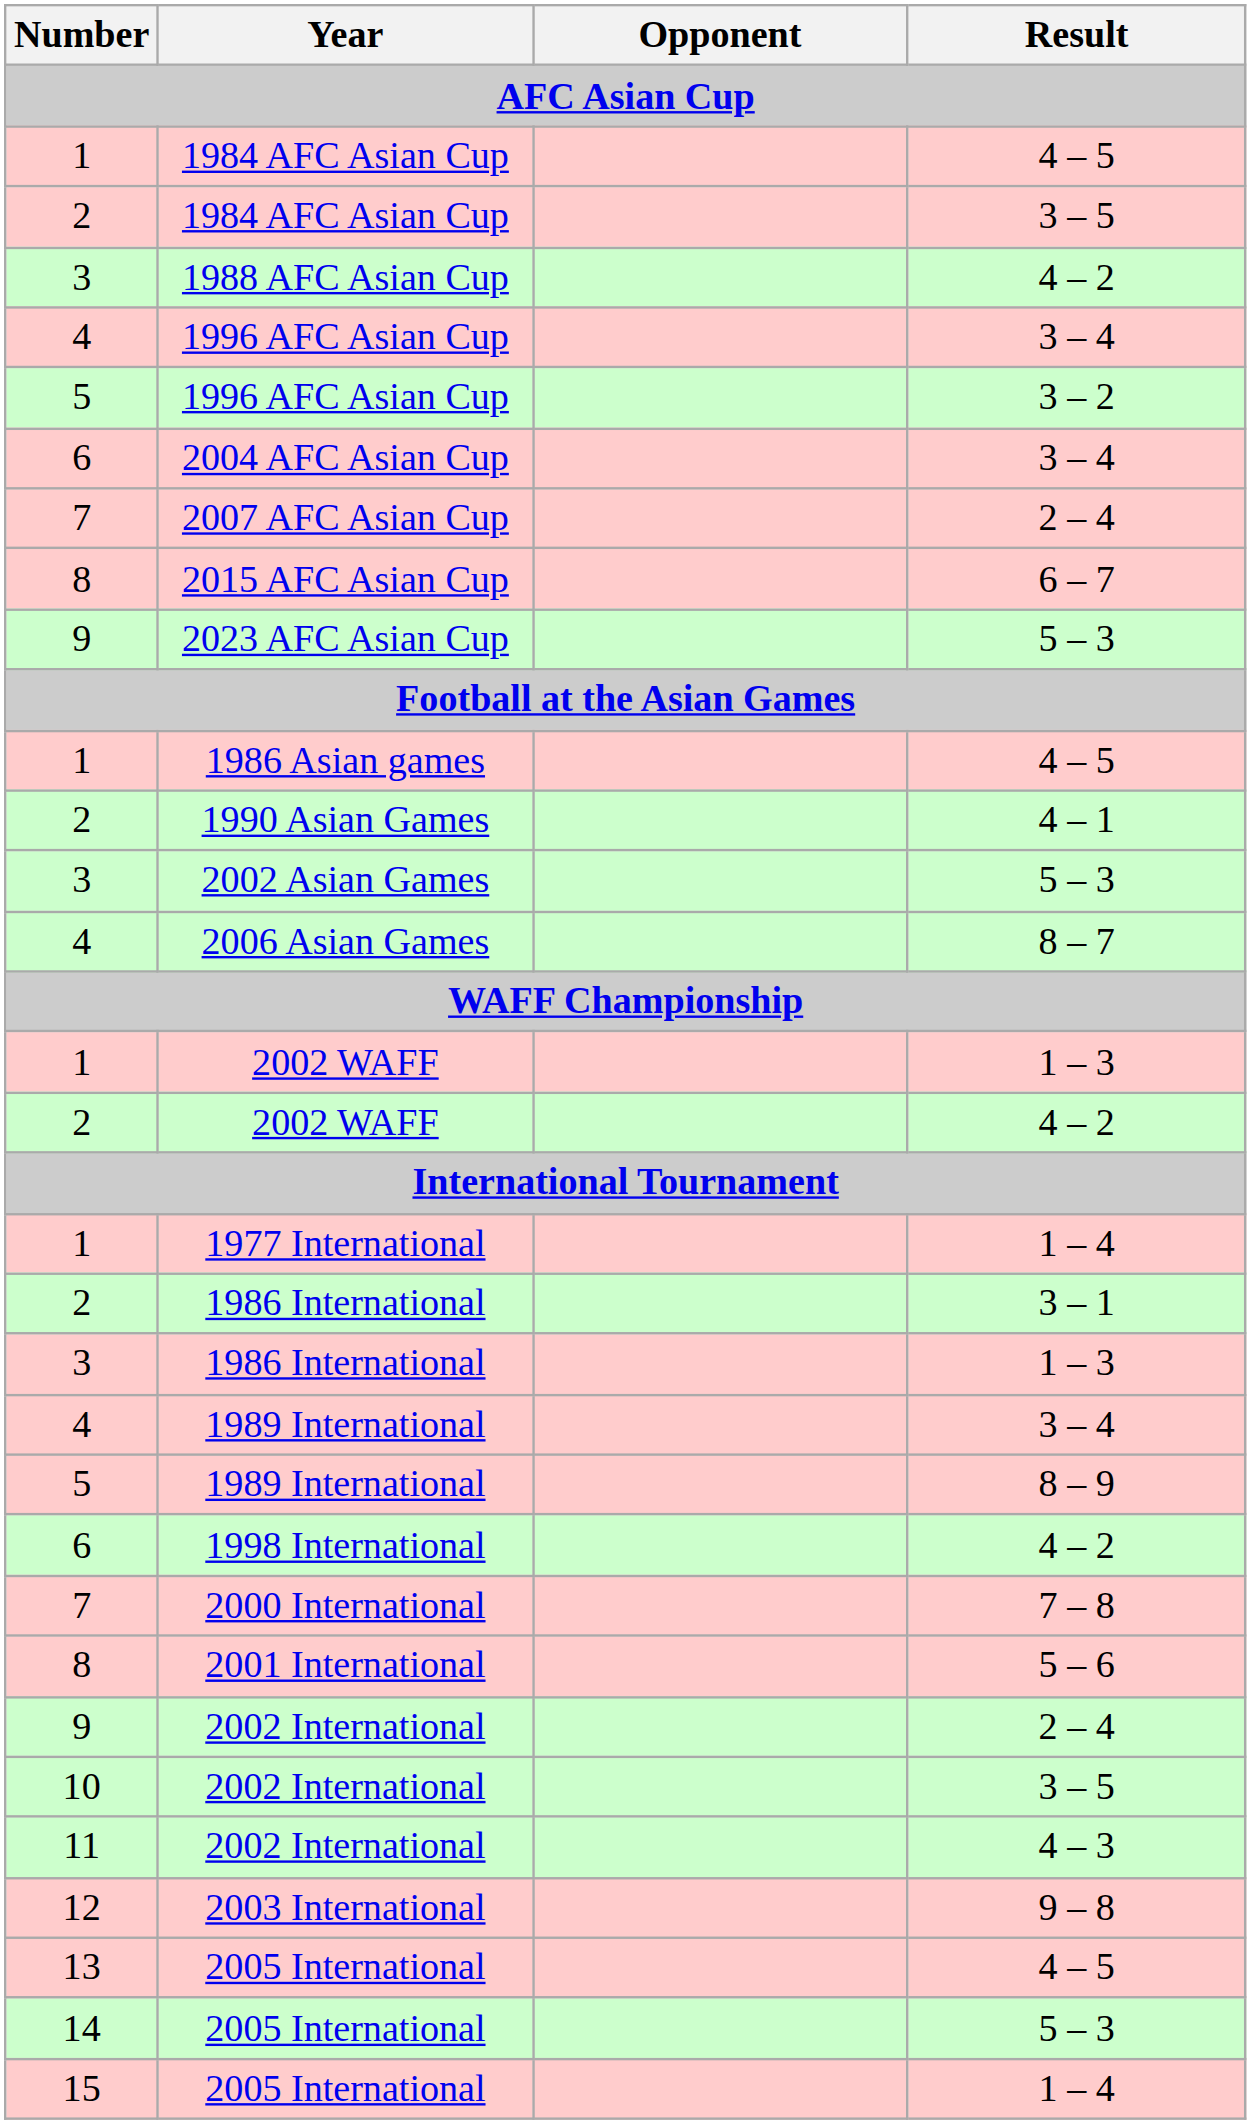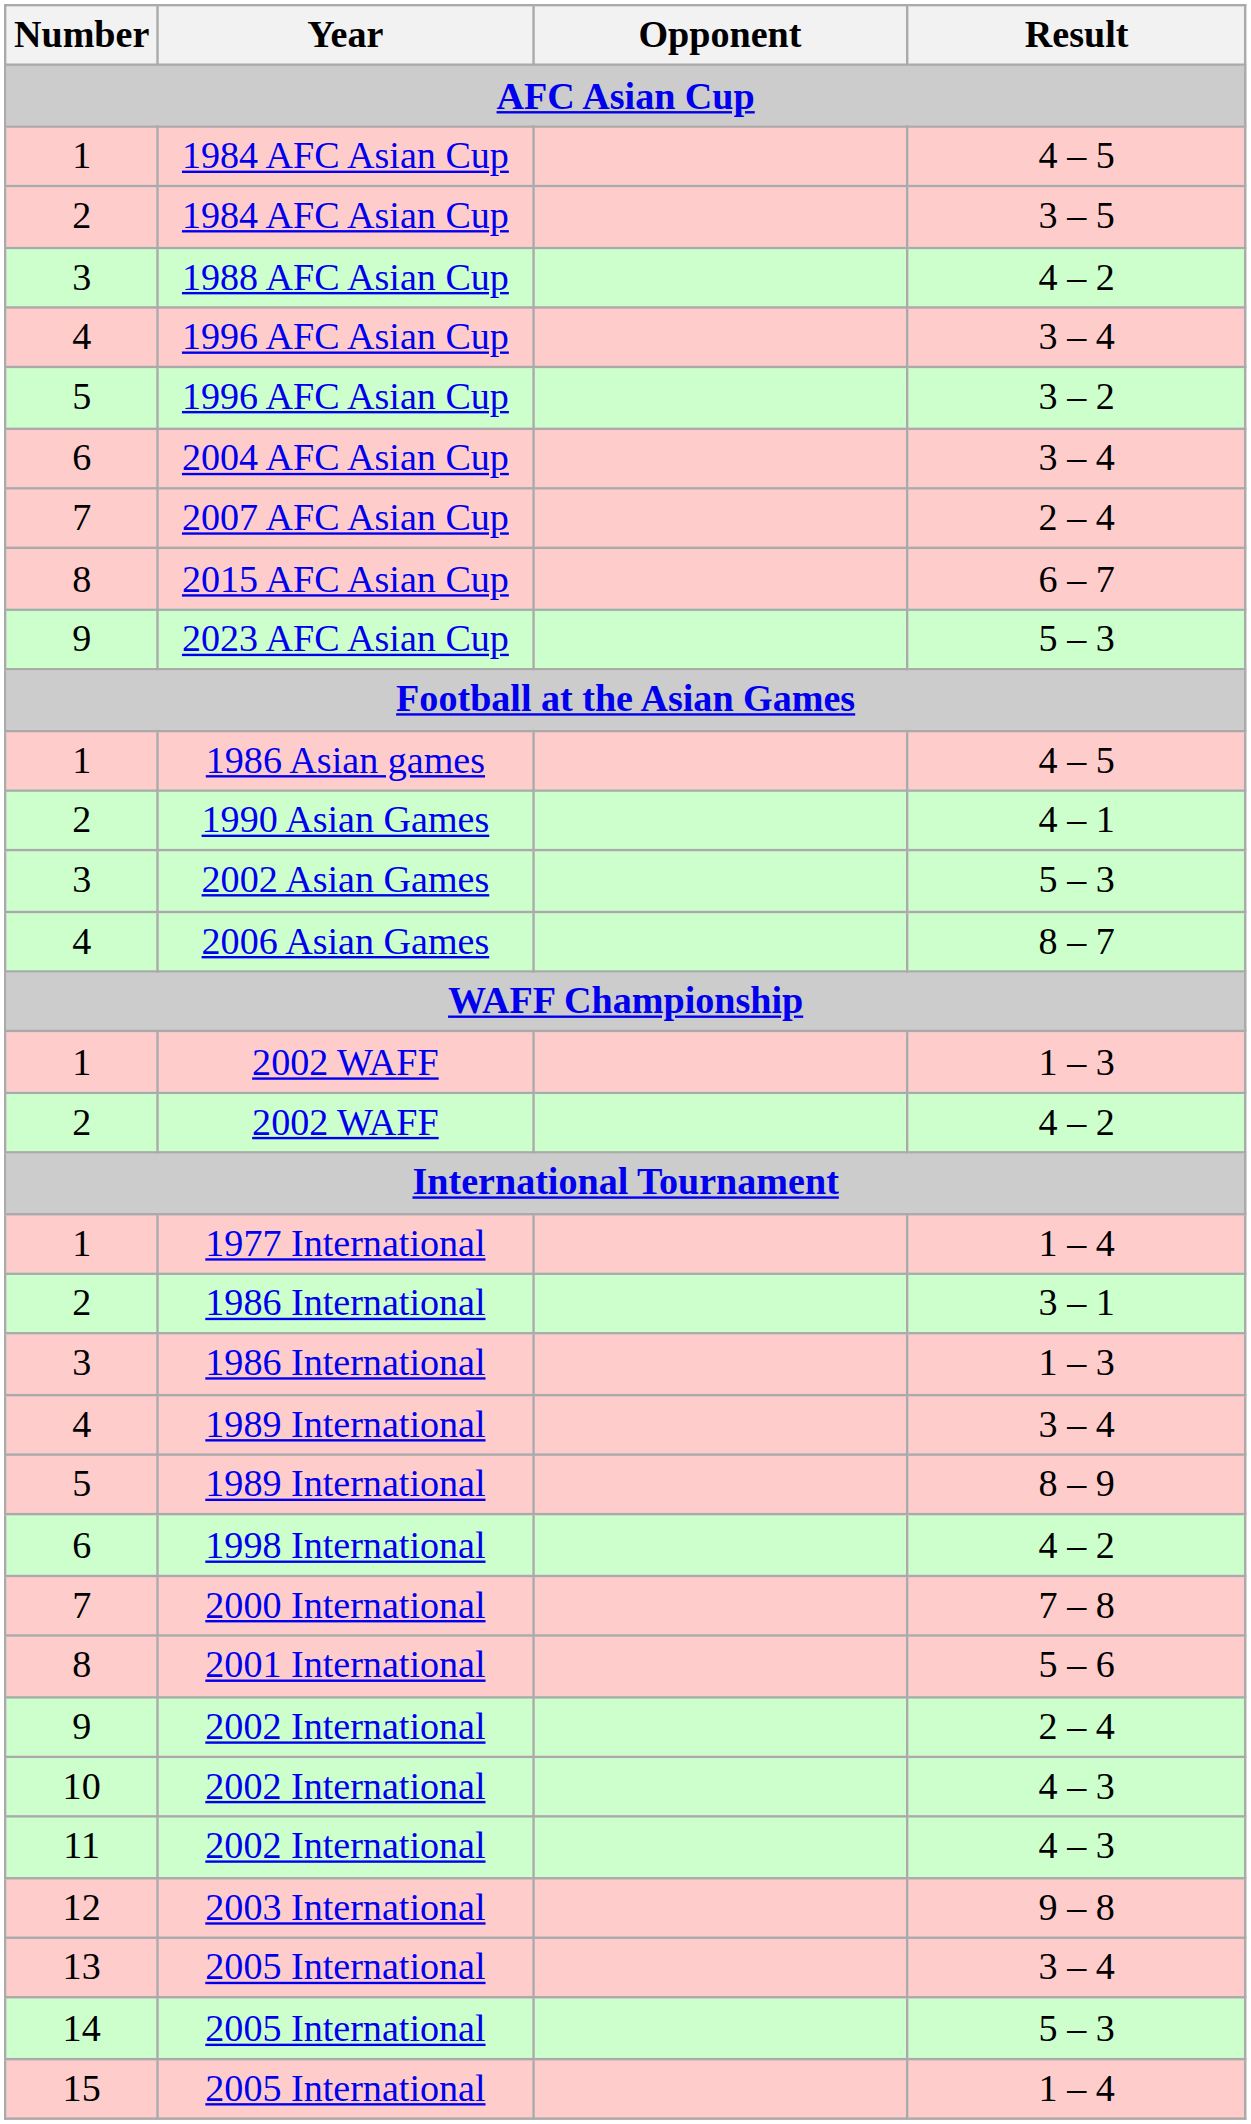(1077, 1786) 3 – 5 -> (1077, 1786) 4 – 3
(1077, 1967) 4 – 5 -> (1077, 1967) 3 – 4
